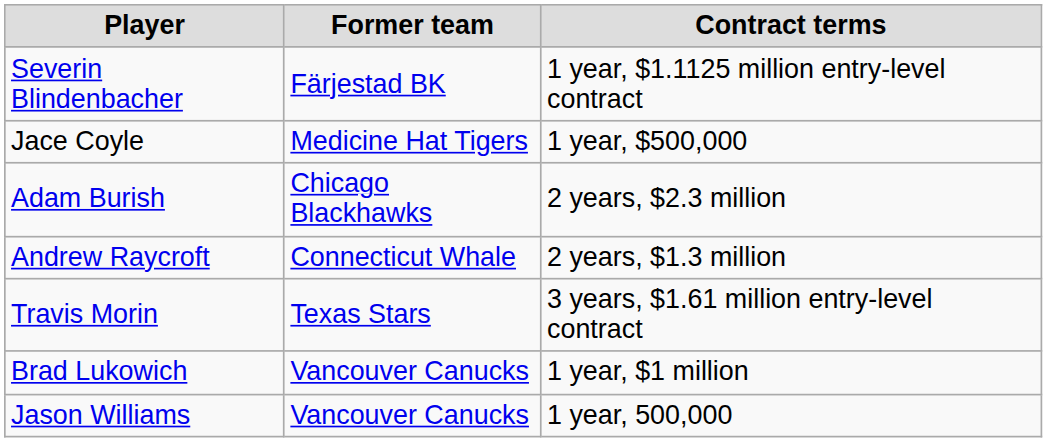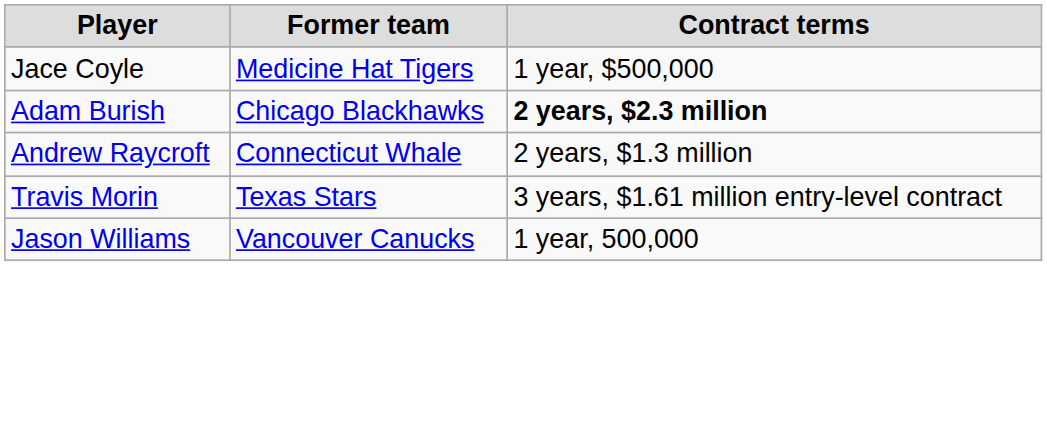- row: (97, 83)
(667, 199) normal -> (640, 111) bold
- row: (99, 372)
